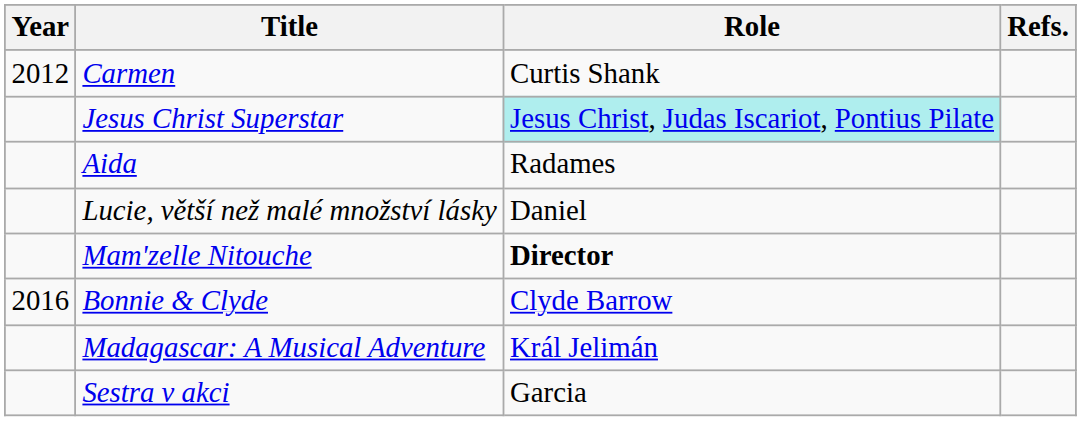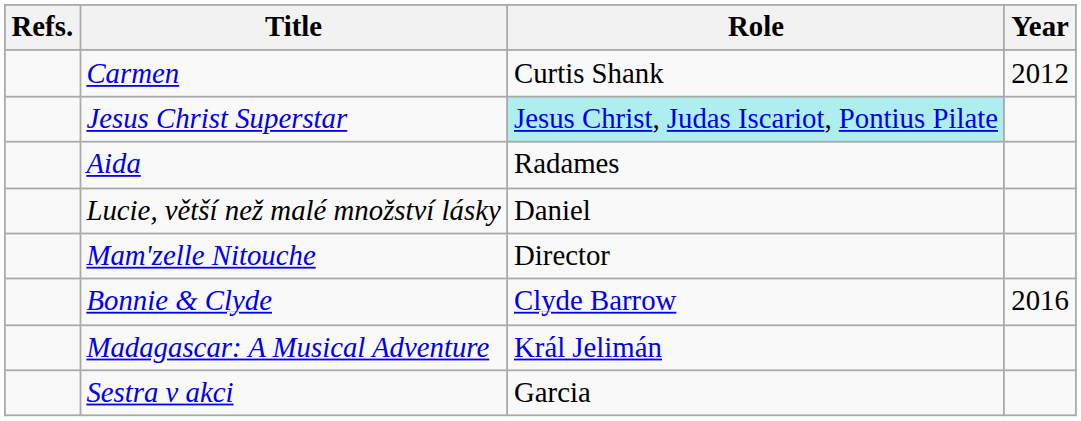columns swapped: (40, 27) <-> (1038, 27)
(562, 255) bold -> (562, 255) normal
